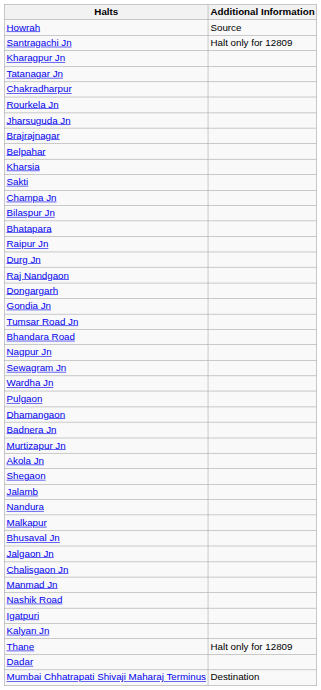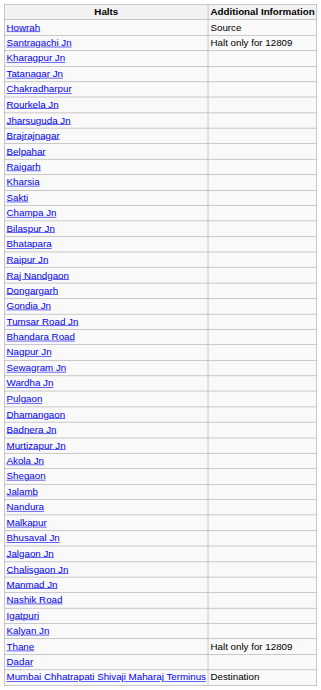+ row: (24, 167)
- row: (24, 259)
